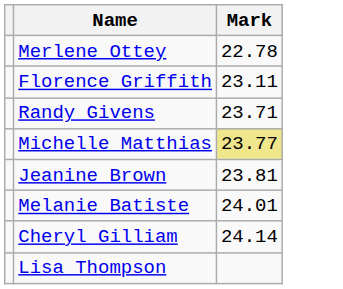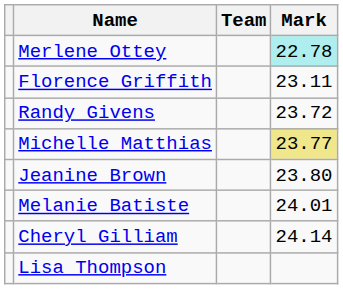+ column: (244, 20)
(249, 51) no background -> (304, 51) paleturquoise background
(249, 113) 23.71 -> (304, 113) 23.72
(249, 175) 23.81 -> (304, 175) 23.80
